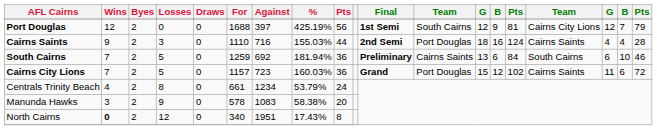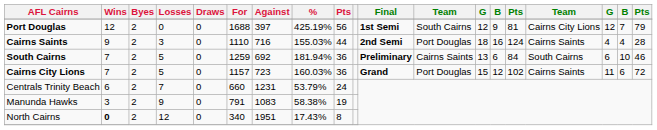(107, 86) 4 -> (107, 86) 6
(161, 86) 8 -> (161, 86) 7
(237, 86) 661 -> (237, 86) 660
(265, 86) 1234 -> (265, 86) 1231
(237, 101) 578 -> (237, 101) 791
(341, 101) 20 -> (341, 101) 19
